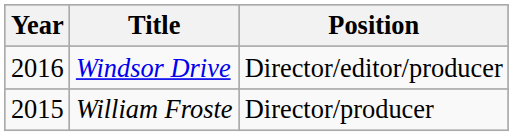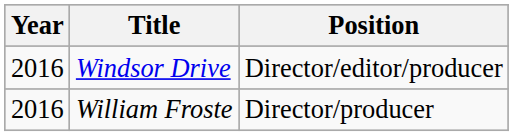(37, 109) 2015 -> (37, 109) 2016
